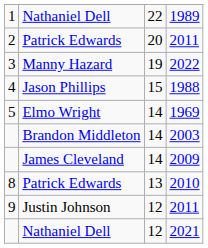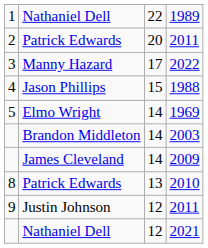(155, 64) 19 -> (155, 64) 17
